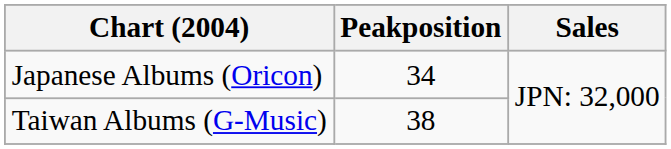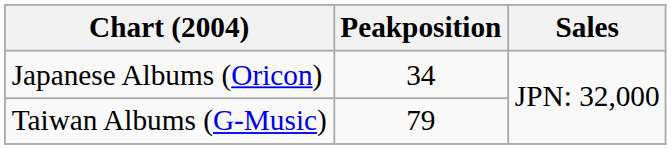(421, 120) 38 -> (421, 120) 79
